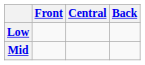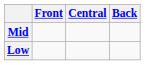rows swapped: (18, 50) <-> (18, 32)
